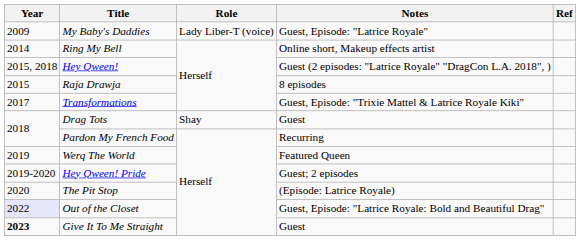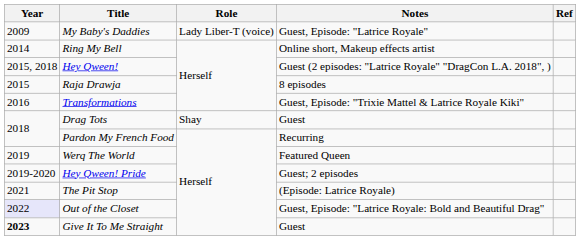(18, 102) 2017 -> (18, 102) 2016
(18, 191) 2020 -> (18, 191) 2021
